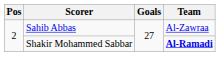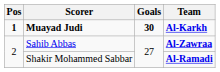+ row: (54, 28)
(187, 28) normal -> (189, 43) bold
